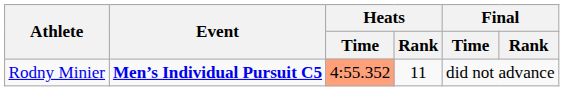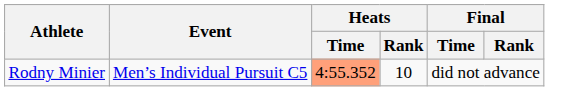(217, 72) bold -> (210, 72) normal
(418, 72) 11 -> (404, 72) 10
